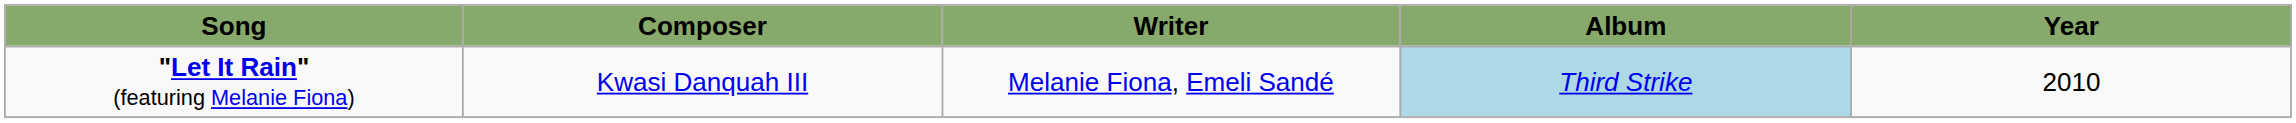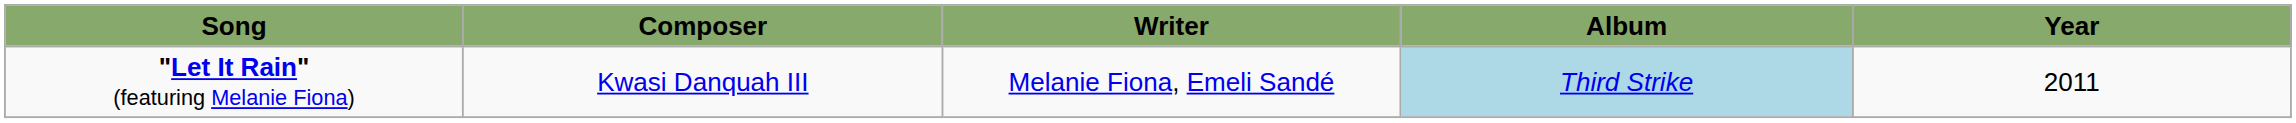(2071, 81) 2010 -> (2072, 81) 2011
